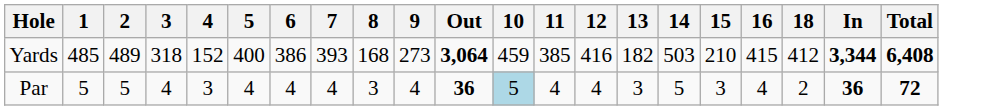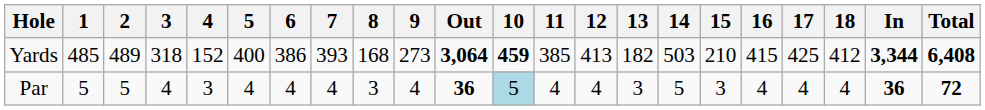+ column: (803, 21)
(513, 54) normal -> (513, 54) bold
(596, 54) 416 -> (596, 54) 413
(803, 88) 2 -> (845, 88) 4
